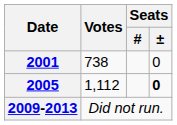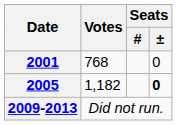(96, 62) 738 -> (96, 62) 768
(102, 85) 1,112 -> (102, 85) 1,182
